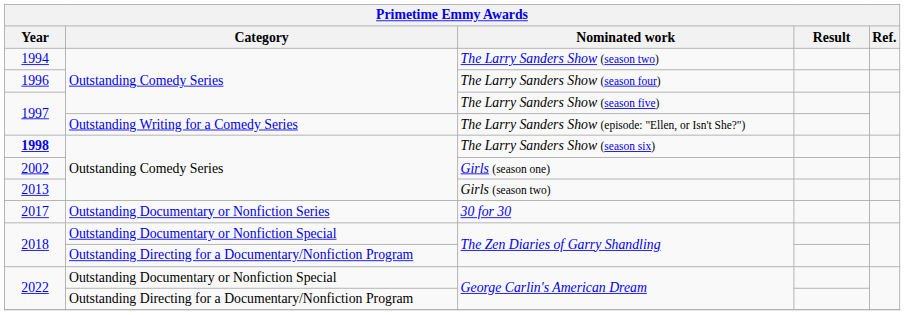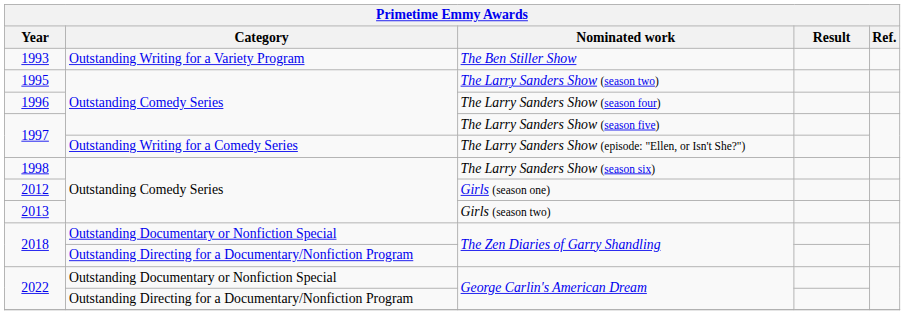+ row: (187, 59)
(35, 59) 1994 -> (35, 80) 1995
(35, 146) bold -> (35, 168) normal
(35, 168) 2002 -> (35, 189) 2012
- row: (199, 211)
